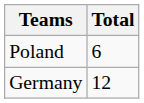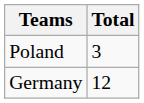(96, 51) 6 -> (96, 51) 3
